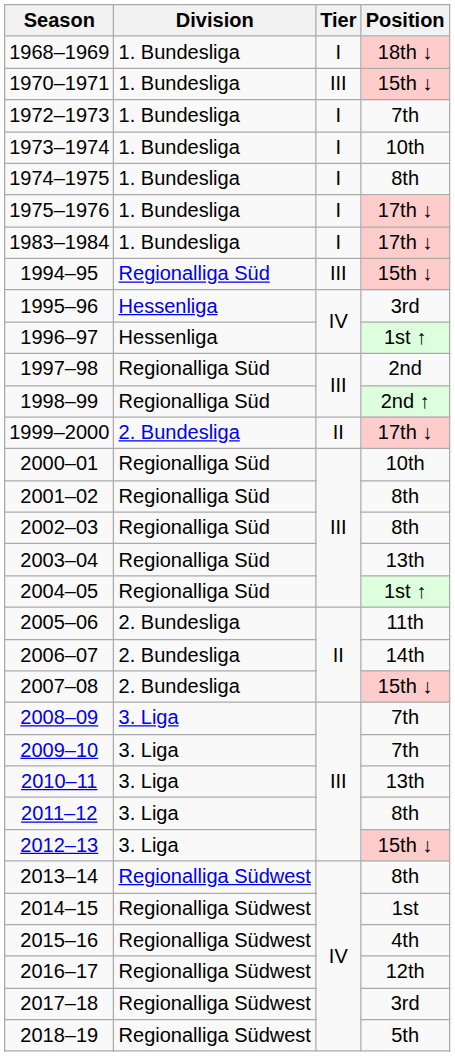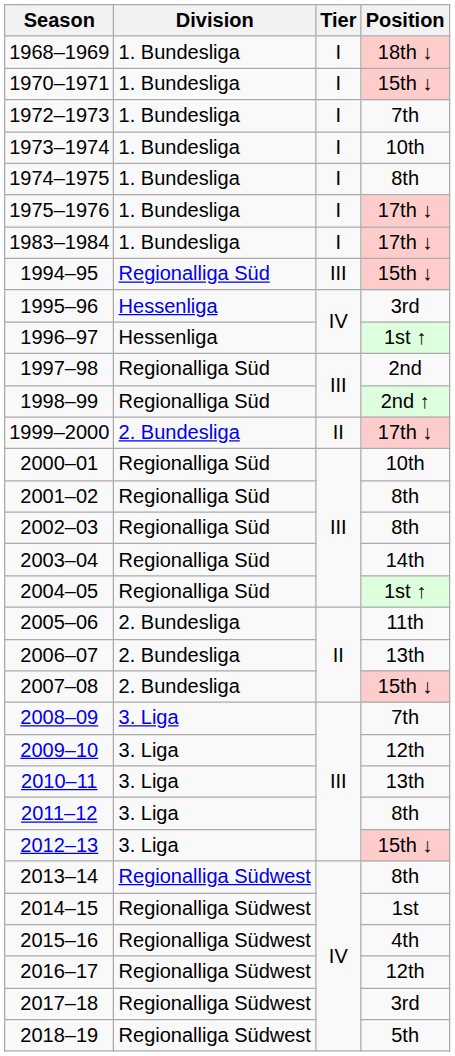(338, 83) III -> (338, 83) I
(405, 559) 13th -> (405, 559) 14th
(405, 654) 14th -> (405, 654) 13th
(405, 749) 7th -> (405, 749) 12th
